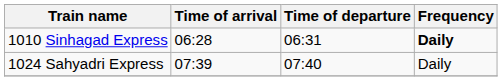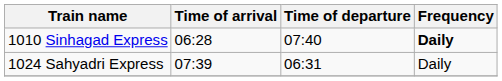(303, 40) 06:31 -> (303, 40) 07:40
(303, 64) 07:40 -> (303, 64) 06:31
